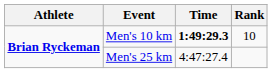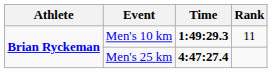(249, 36) 10 -> (249, 36) 11
(203, 57) normal -> (203, 57) bold
